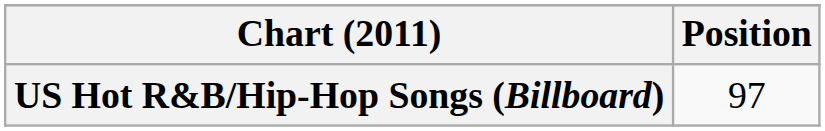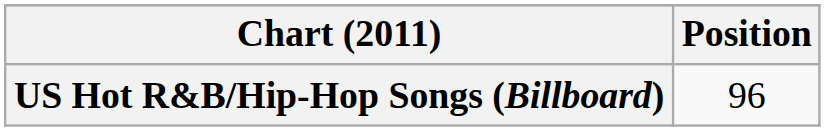(747, 94) 97 -> (747, 94) 96
